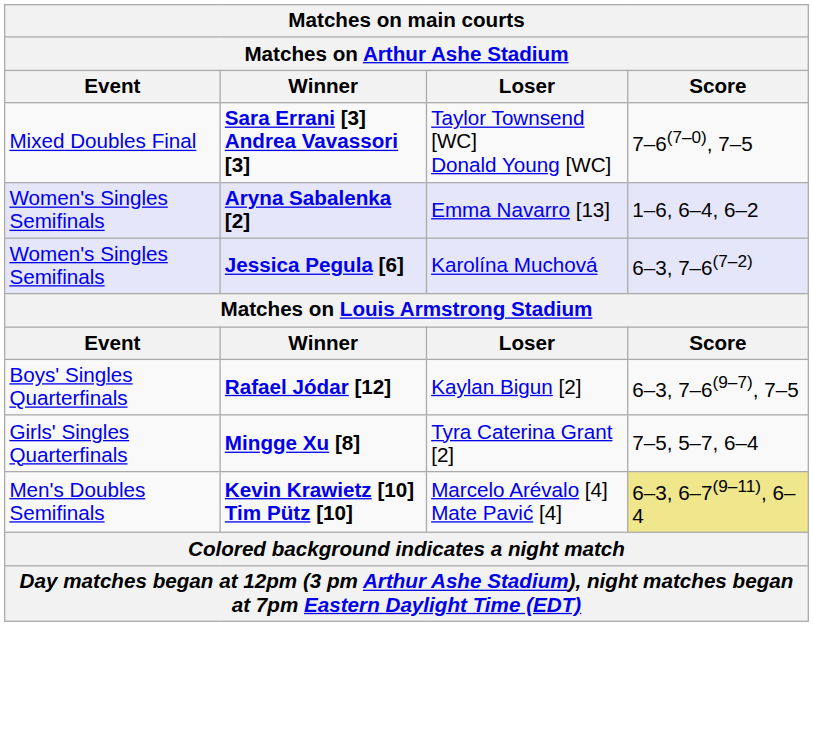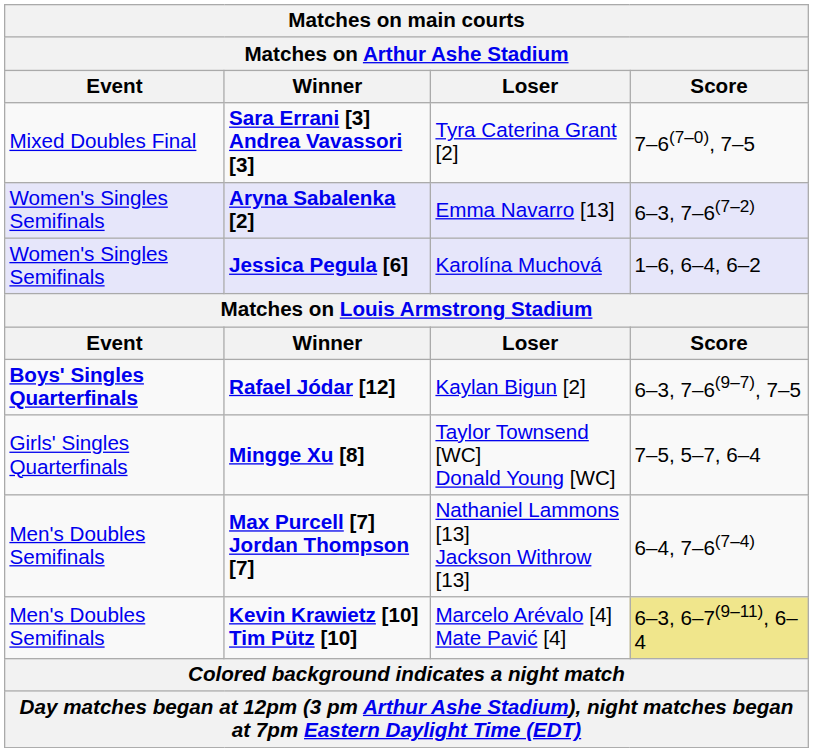(521, 142) Taylor Townsend [WC] Donald Young [WC] -> (526, 142) Tyra Caterina Grant [2]
(695, 209) 1–6, 6–4, 6–2 -> (695, 209) 6–3, 7–6(7–2)
(692, 265) 6–3, 7–6(7–2) -> (698, 265) 1–6, 6–4, 6–2
(71, 387) normal -> (77, 387) bold
(522, 443) Tyra Caterina Grant [2] -> (526, 454) Taylor Townsend [WC] Donald Young [WC]
+ row: (319, 545)
